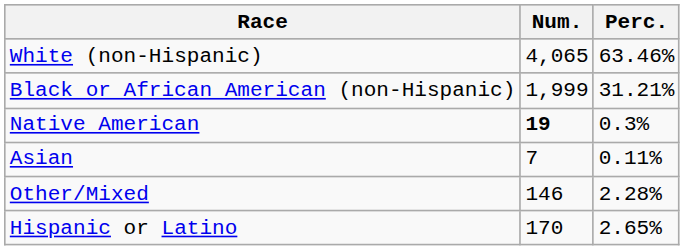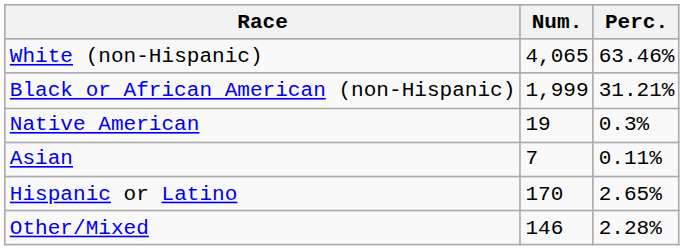(538, 125) bold -> (538, 125) normal
rows swapped: (79, 194) <-> (124, 228)
